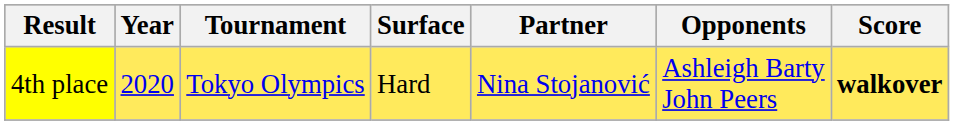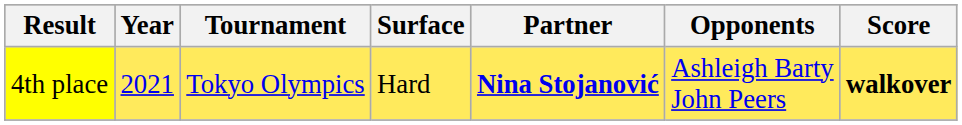(147, 83) 2020 -> (147, 83) 2021
(563, 83) normal -> (568, 83) bold
